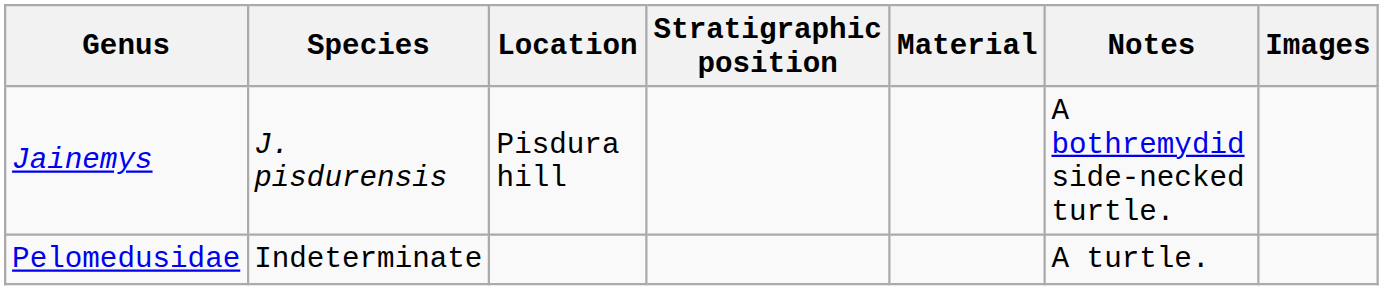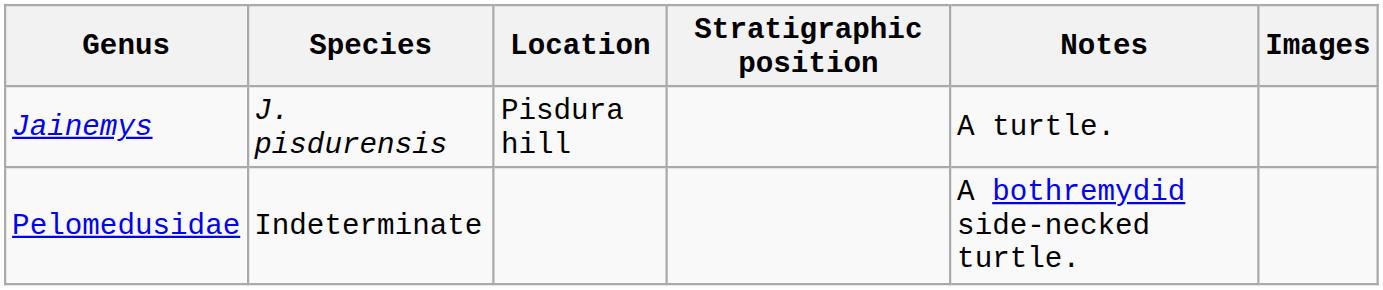- column: (967, 46)
(1148, 161) A bothremydid side-necked turtle. -> (1036, 127) A turtle.
(1130, 259) A turtle. -> (1071, 226) A bothremydid side-necked turtle.
